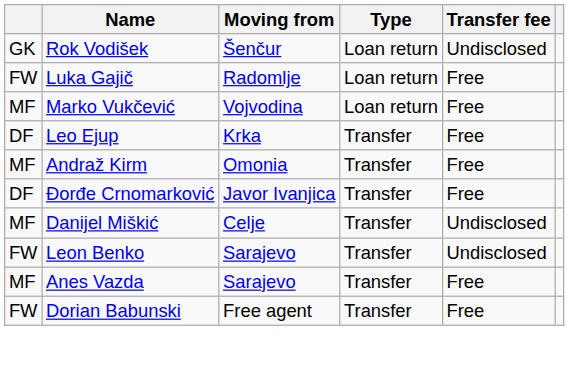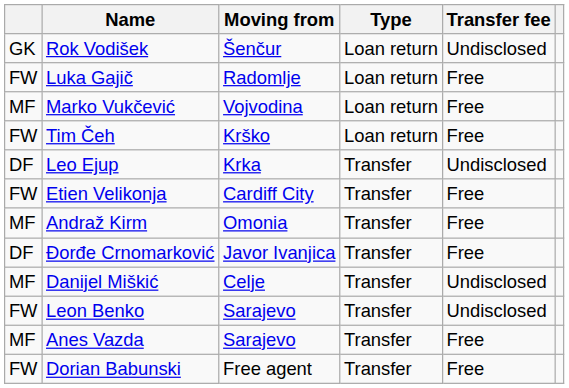+ row: (80, 136)
(465, 136) Free -> (497, 165) Undisclosed
+ row: (106, 194)
